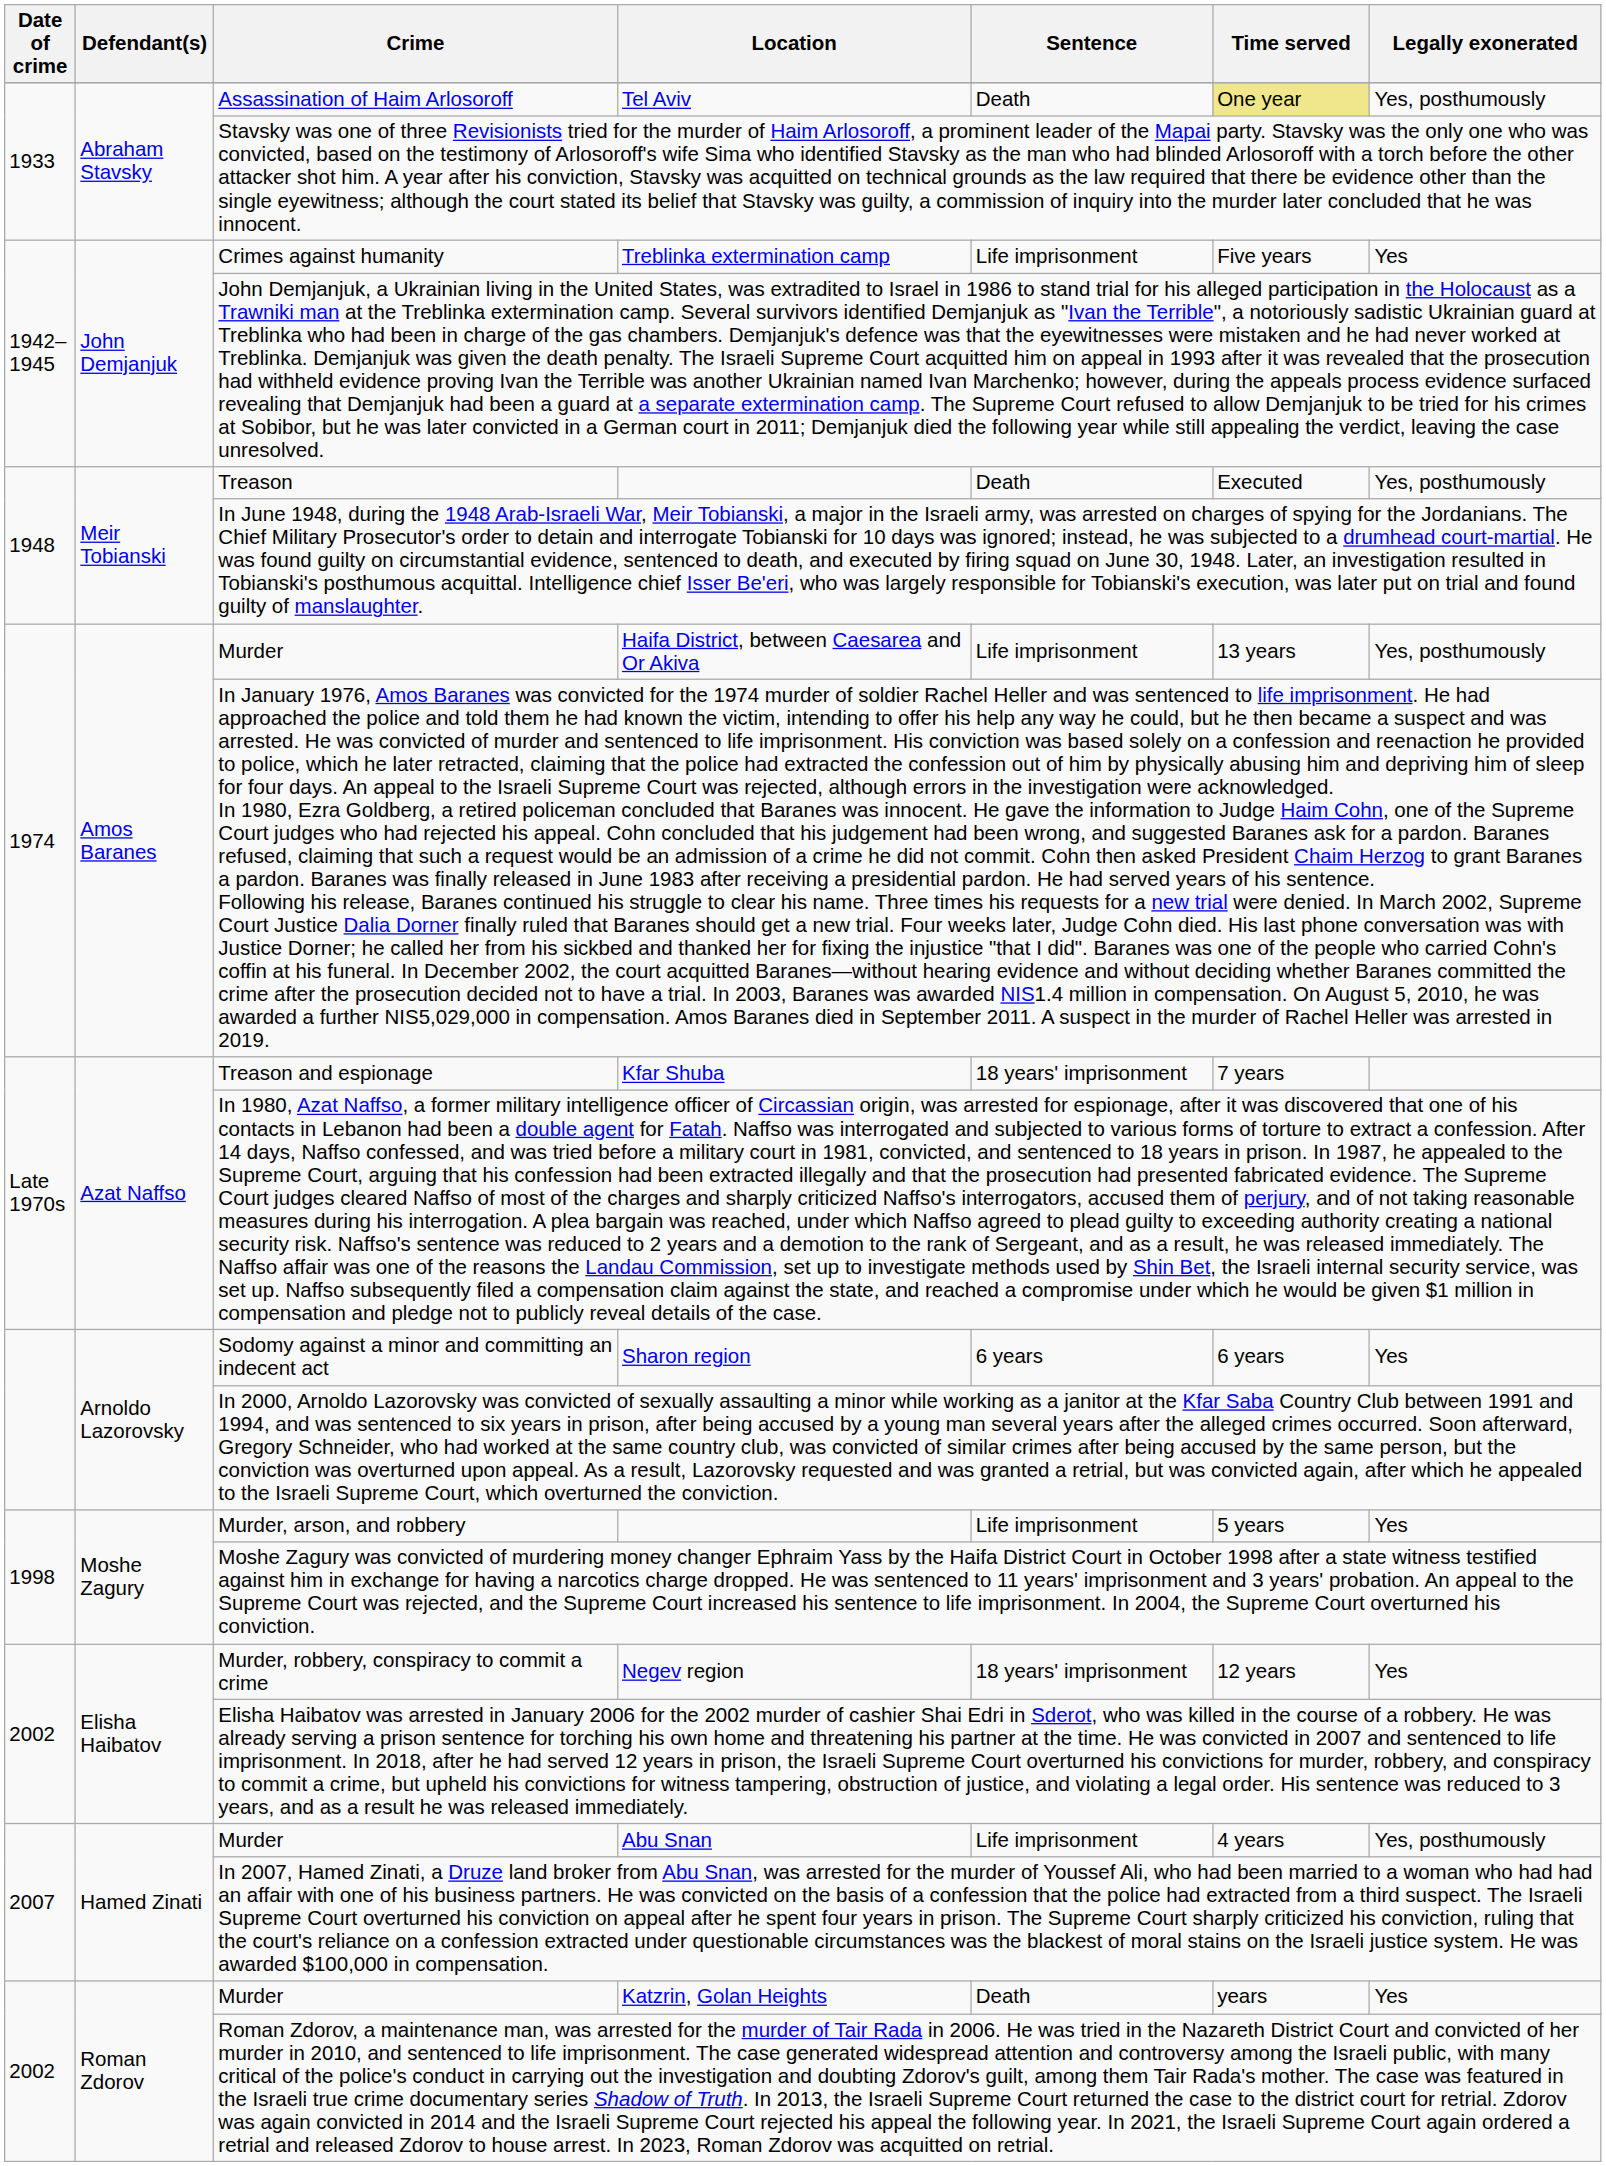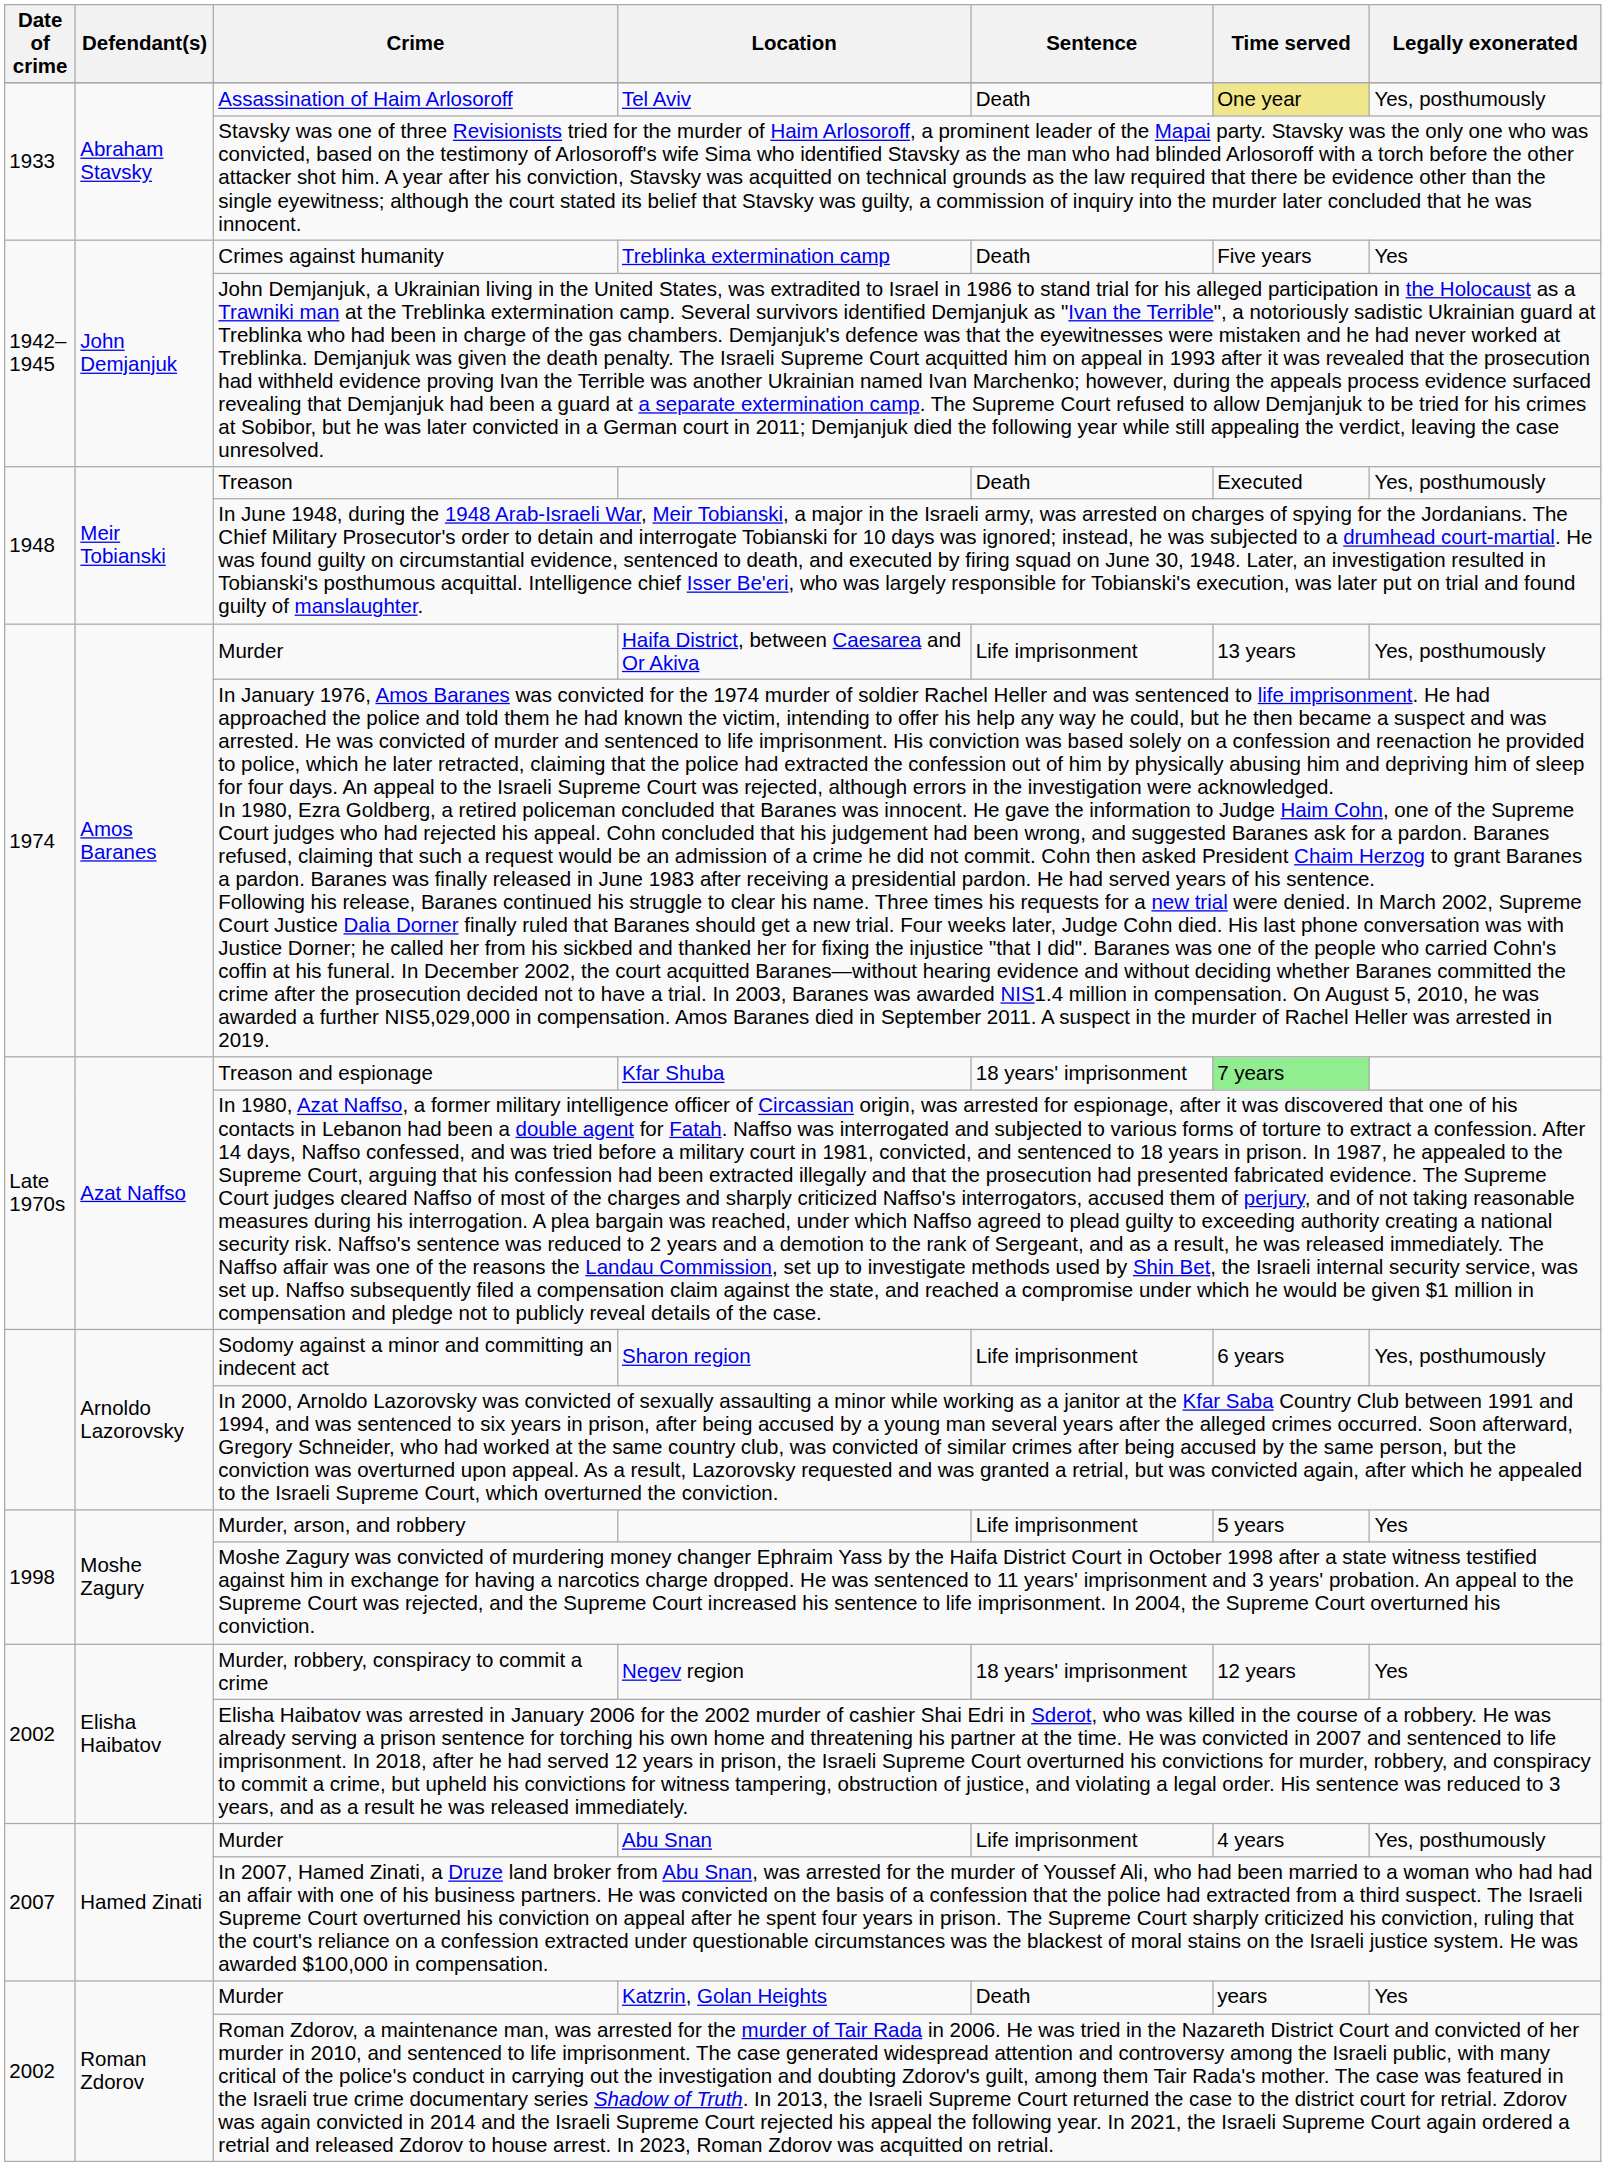(1057, 256) Life imprisonment -> (1003, 256) Death
(1251, 1073) no background -> (1251, 1073) lightgreen background
(1009, 1357) 6 years -> (1057, 1357) Life imprisonment
(1391, 1357) Yes -> (1460, 1357) Yes, posthumously
